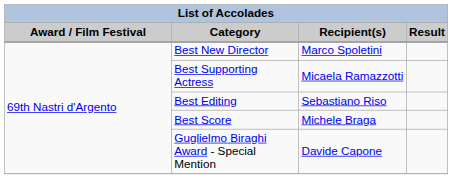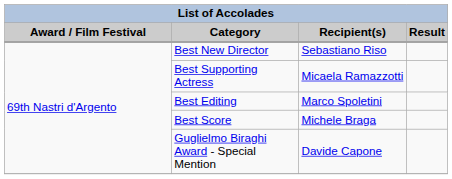(342, 51) Marco Spoletini -> (344, 51) Sebastiano Riso
(344, 101) Sebastiano Riso -> (342, 101) Marco Spoletini
